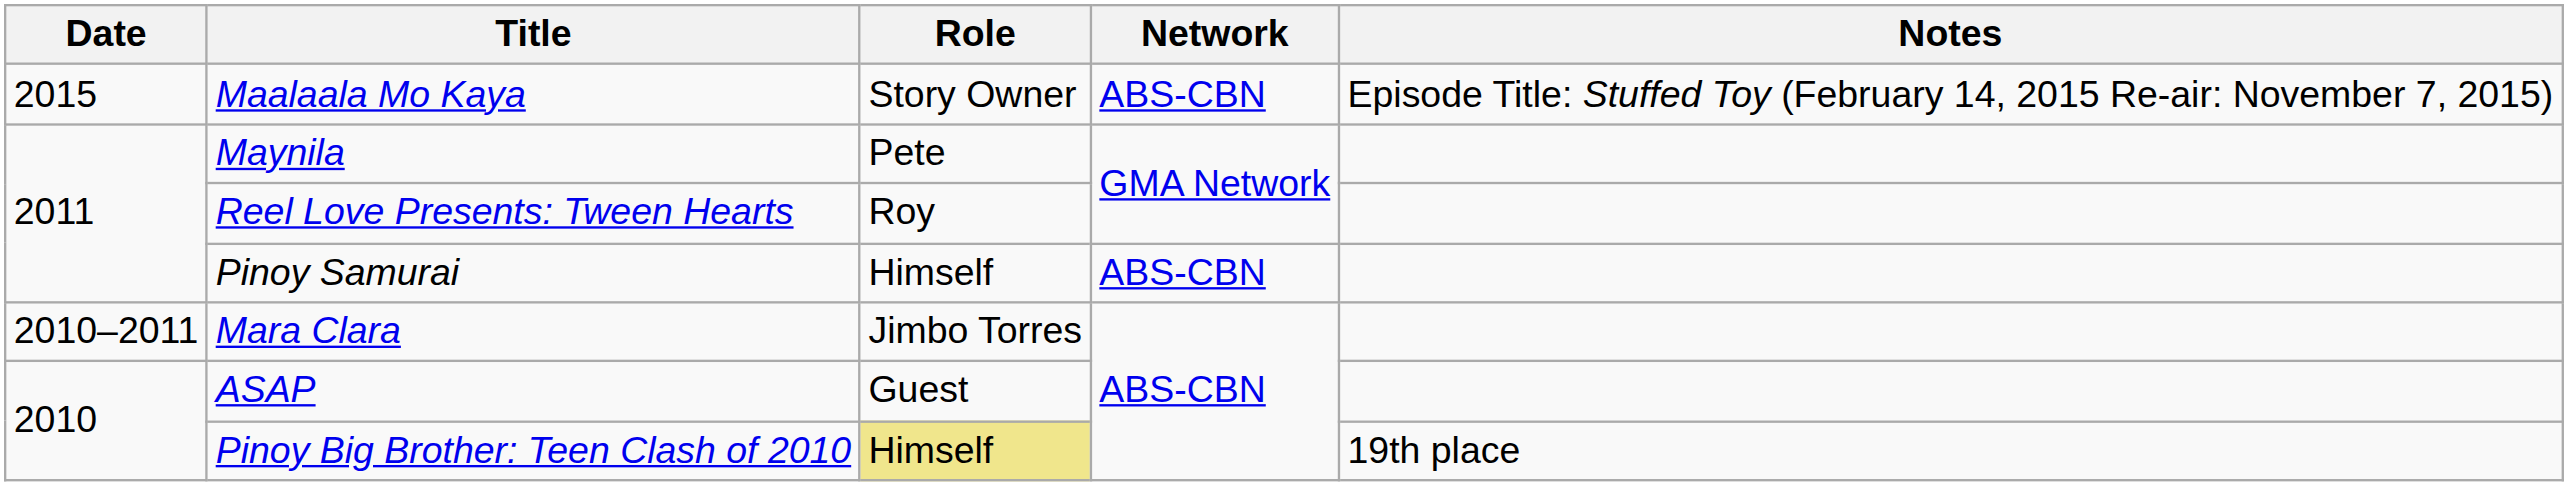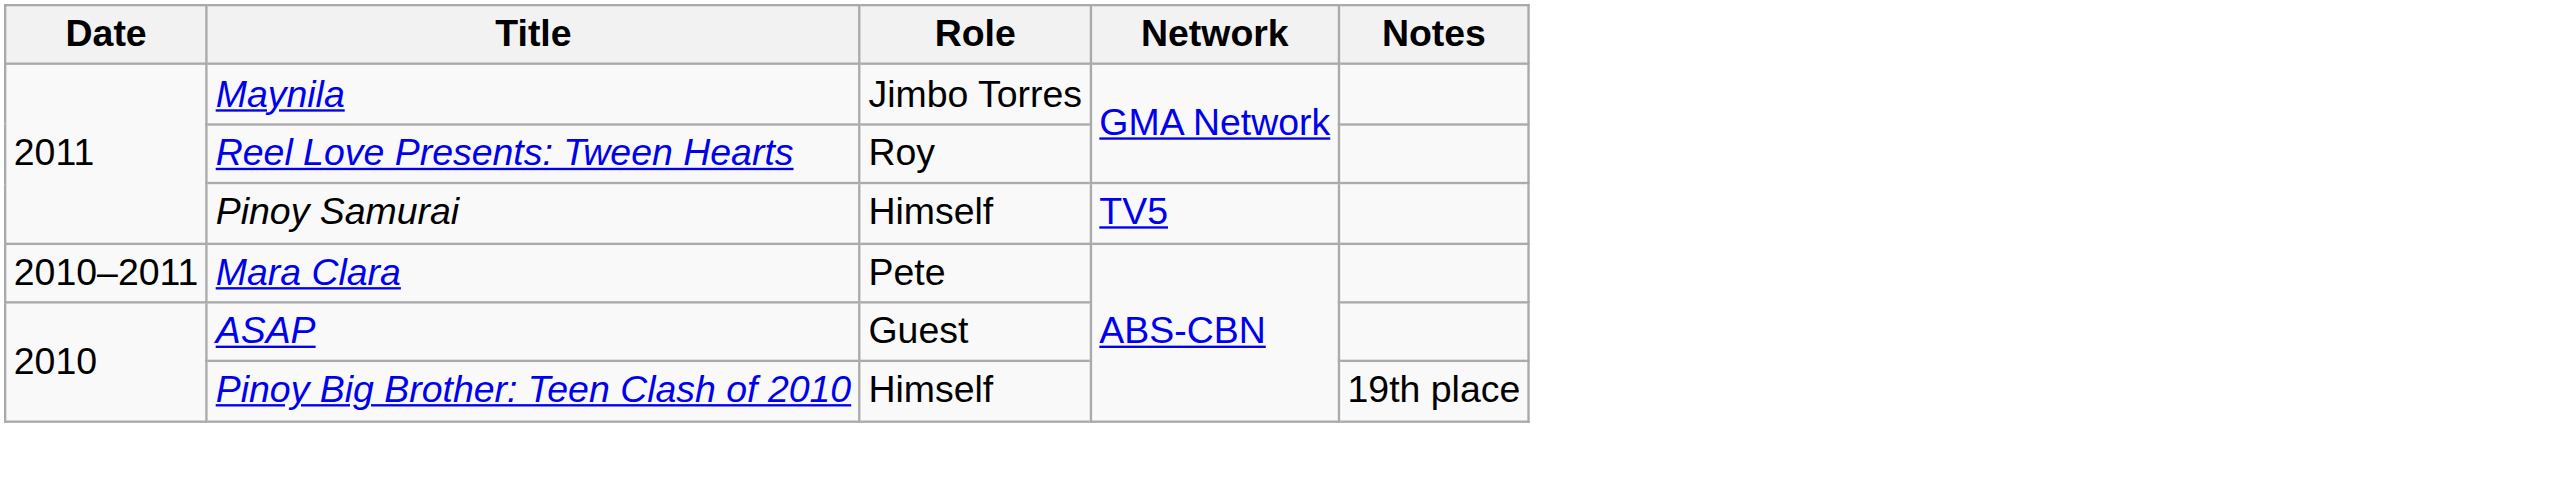- row: (371, 93)
(907, 152) Pete -> (975, 93) Jimbo Torres
(1183, 271) ABS-CBN -> (1134, 212) TV5
(975, 331) Jimbo Torres -> (907, 271) Pete
(931, 449) khaki background -> (931, 390) no background
